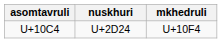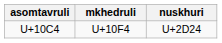columns swapped: (111, 12) <-> (181, 12)
